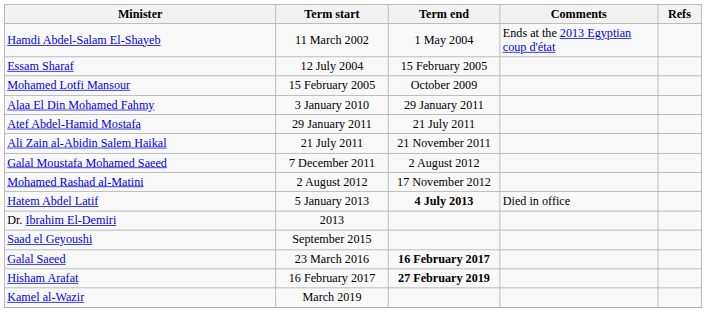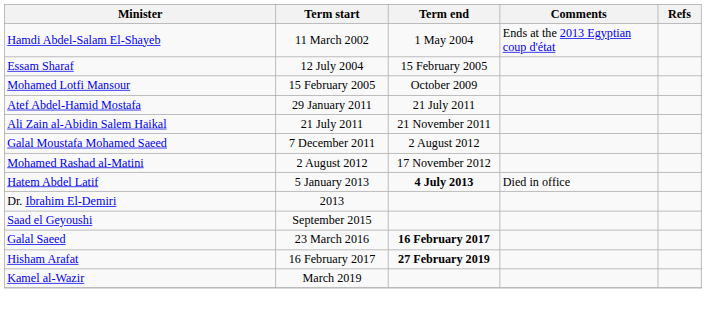- row: (81, 104)
